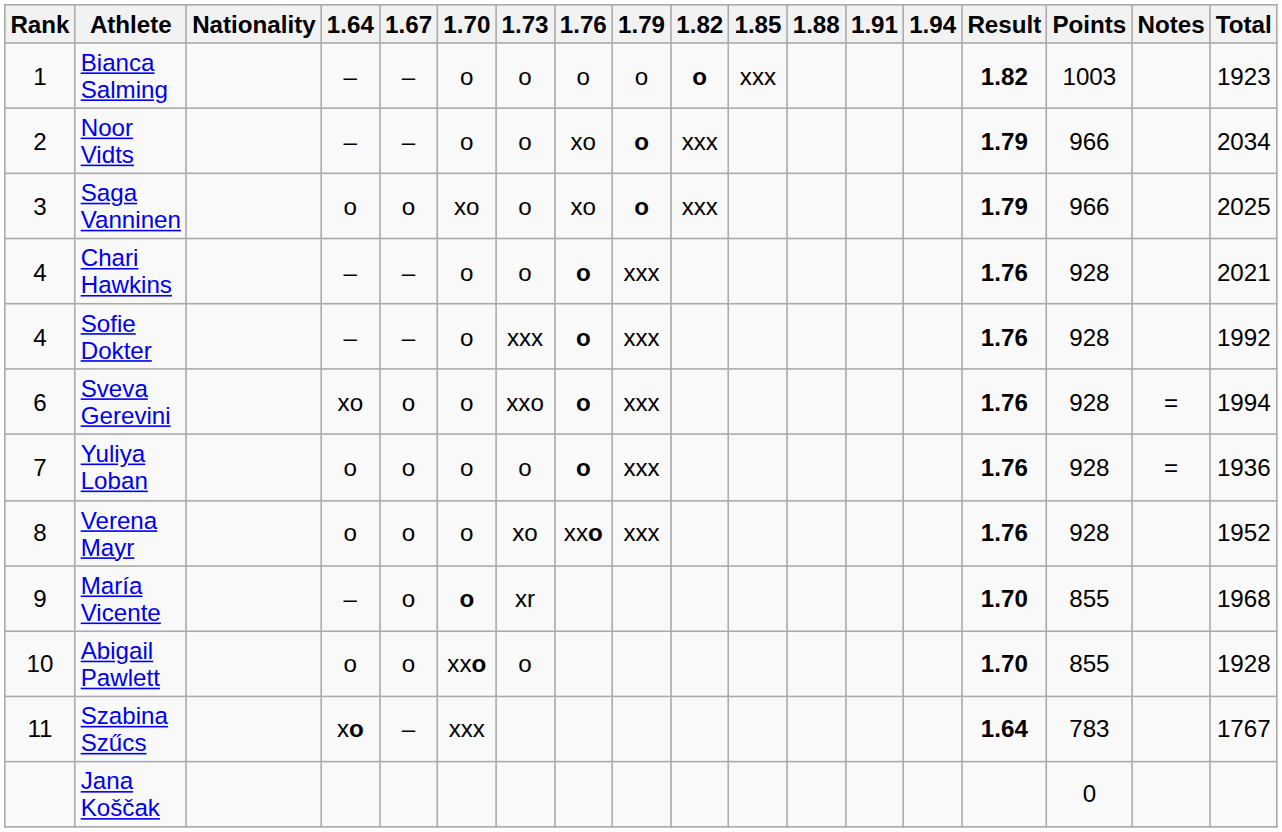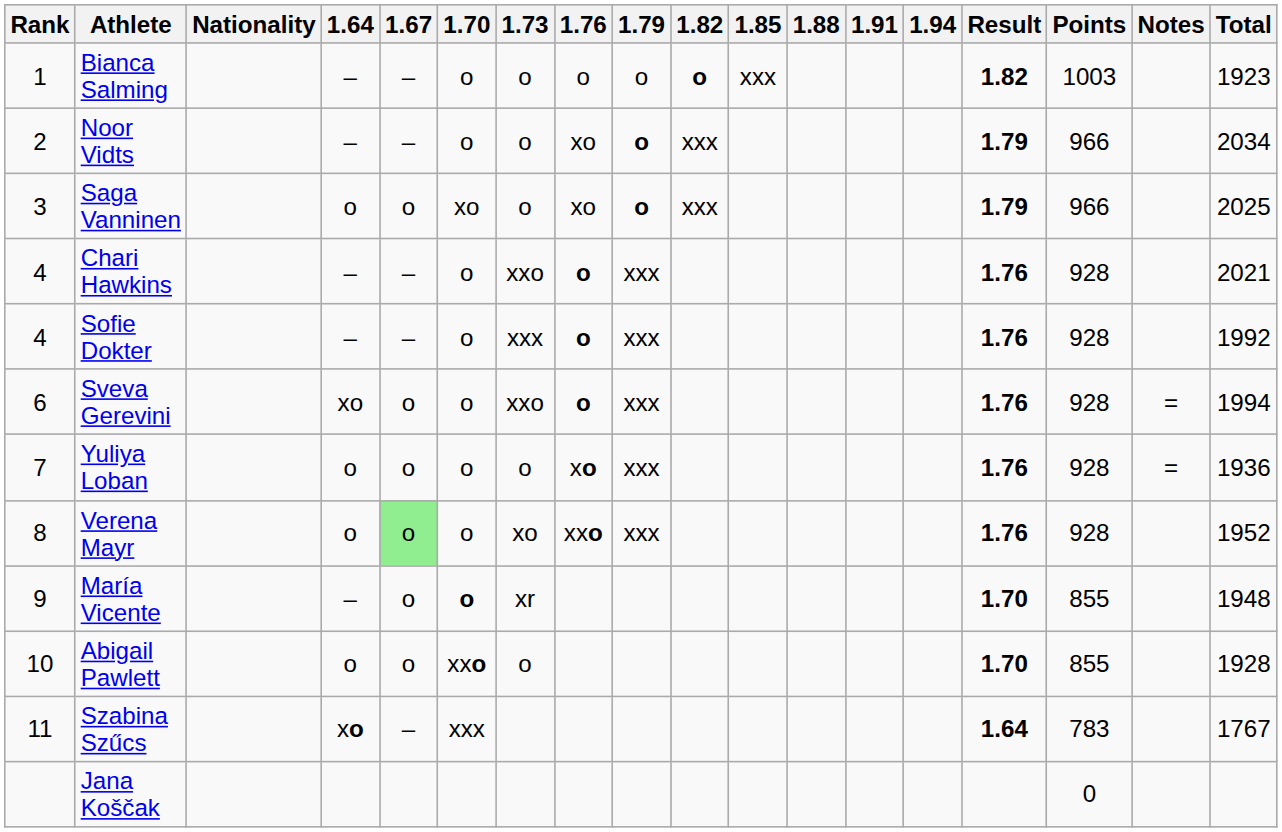(525, 272) o -> (525, 272) xxo
(583, 468) o -> (583, 468) xo
(409, 533) no background -> (409, 533) lightgreen background
(1244, 598) 1968 -> (1244, 598) 1948
